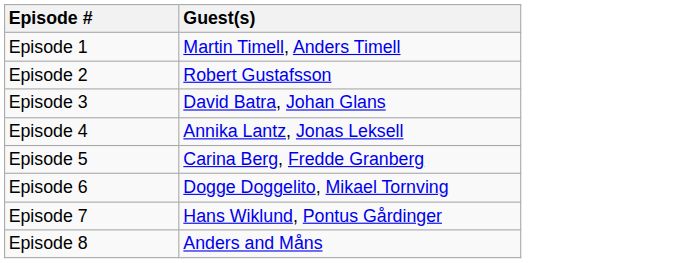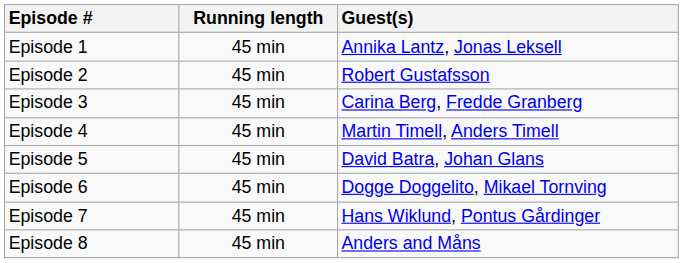+ column: (258, 18)
(292, 46) Martin Timell, Anders Timell -> (452, 46) Annika Lantz, Jonas Leksell
(285, 103) David Batra, Johan Glans -> (462, 103) Carina Berg, Fredde Granberg
(293, 131) Annika Lantz, Jonas Leksell -> (450, 131) Martin Timell, Anders Timell
(304, 159) Carina Berg, Fredde Granberg -> (443, 159) David Batra, Johan Glans
